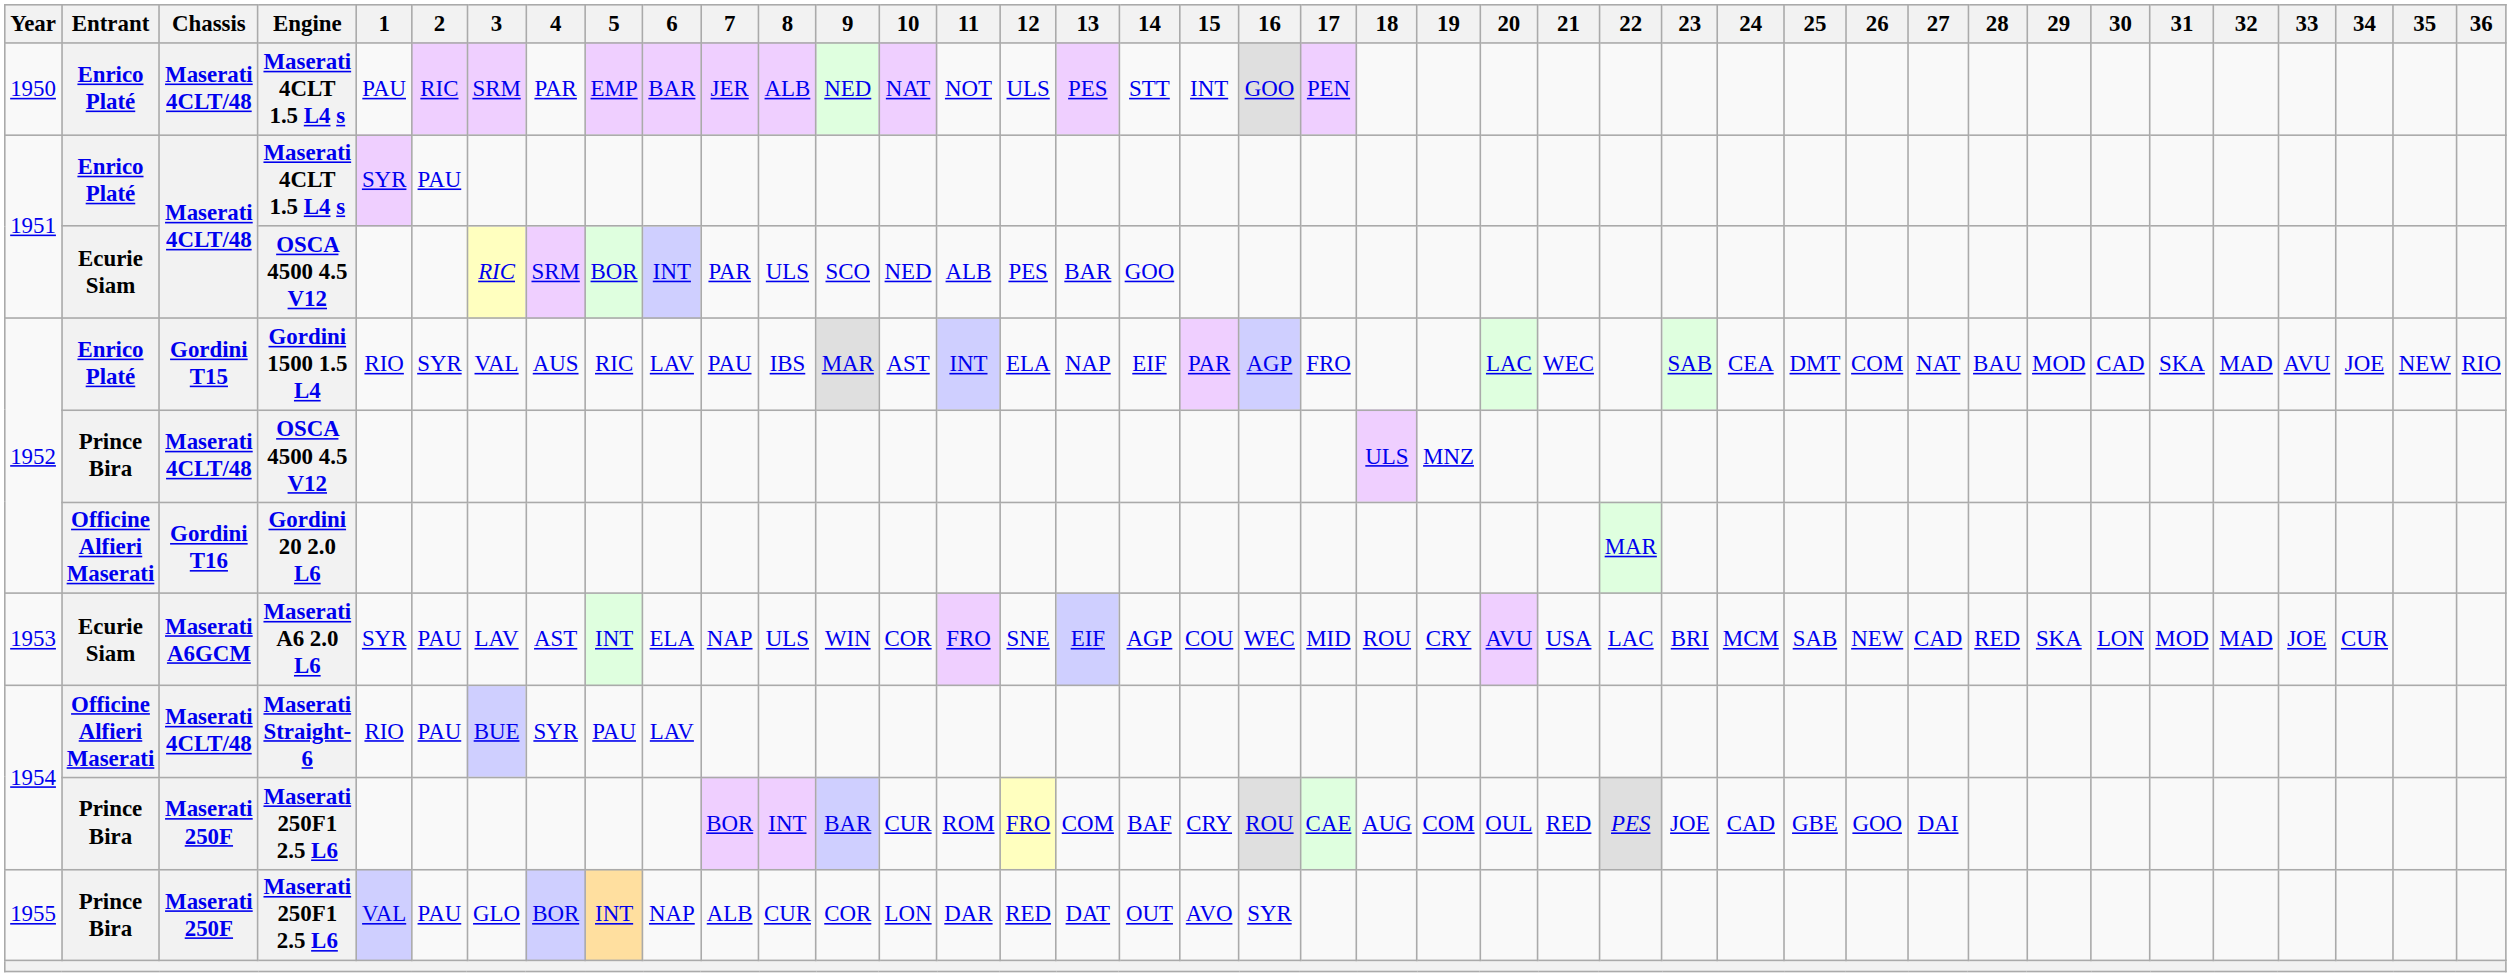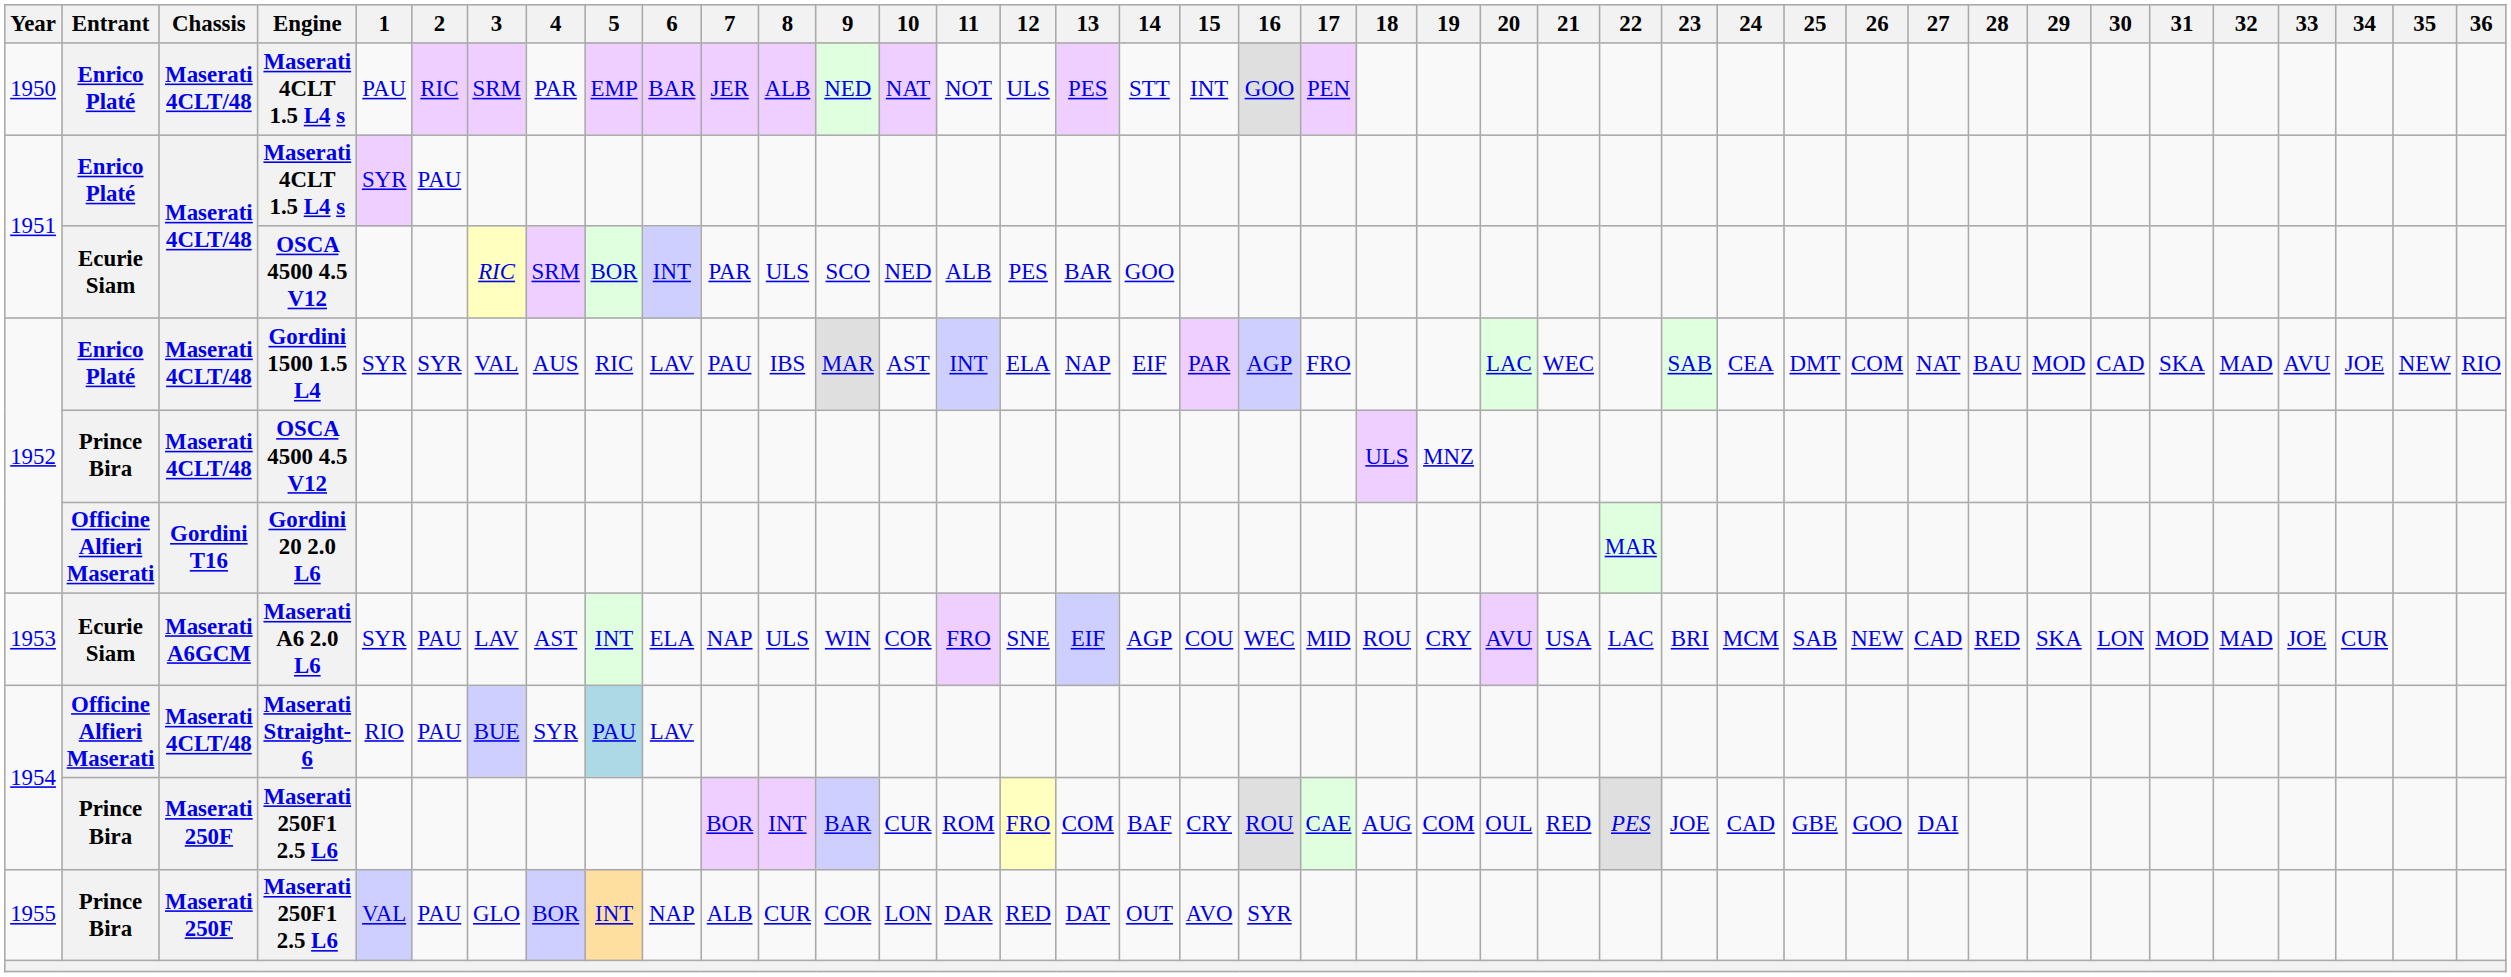(209, 364) Gordini T15 -> (209, 364) Maserati 4CLT/48
(384, 364) RIO -> (384, 364) SYR
(614, 731) no background -> (614, 731) lightblue background
